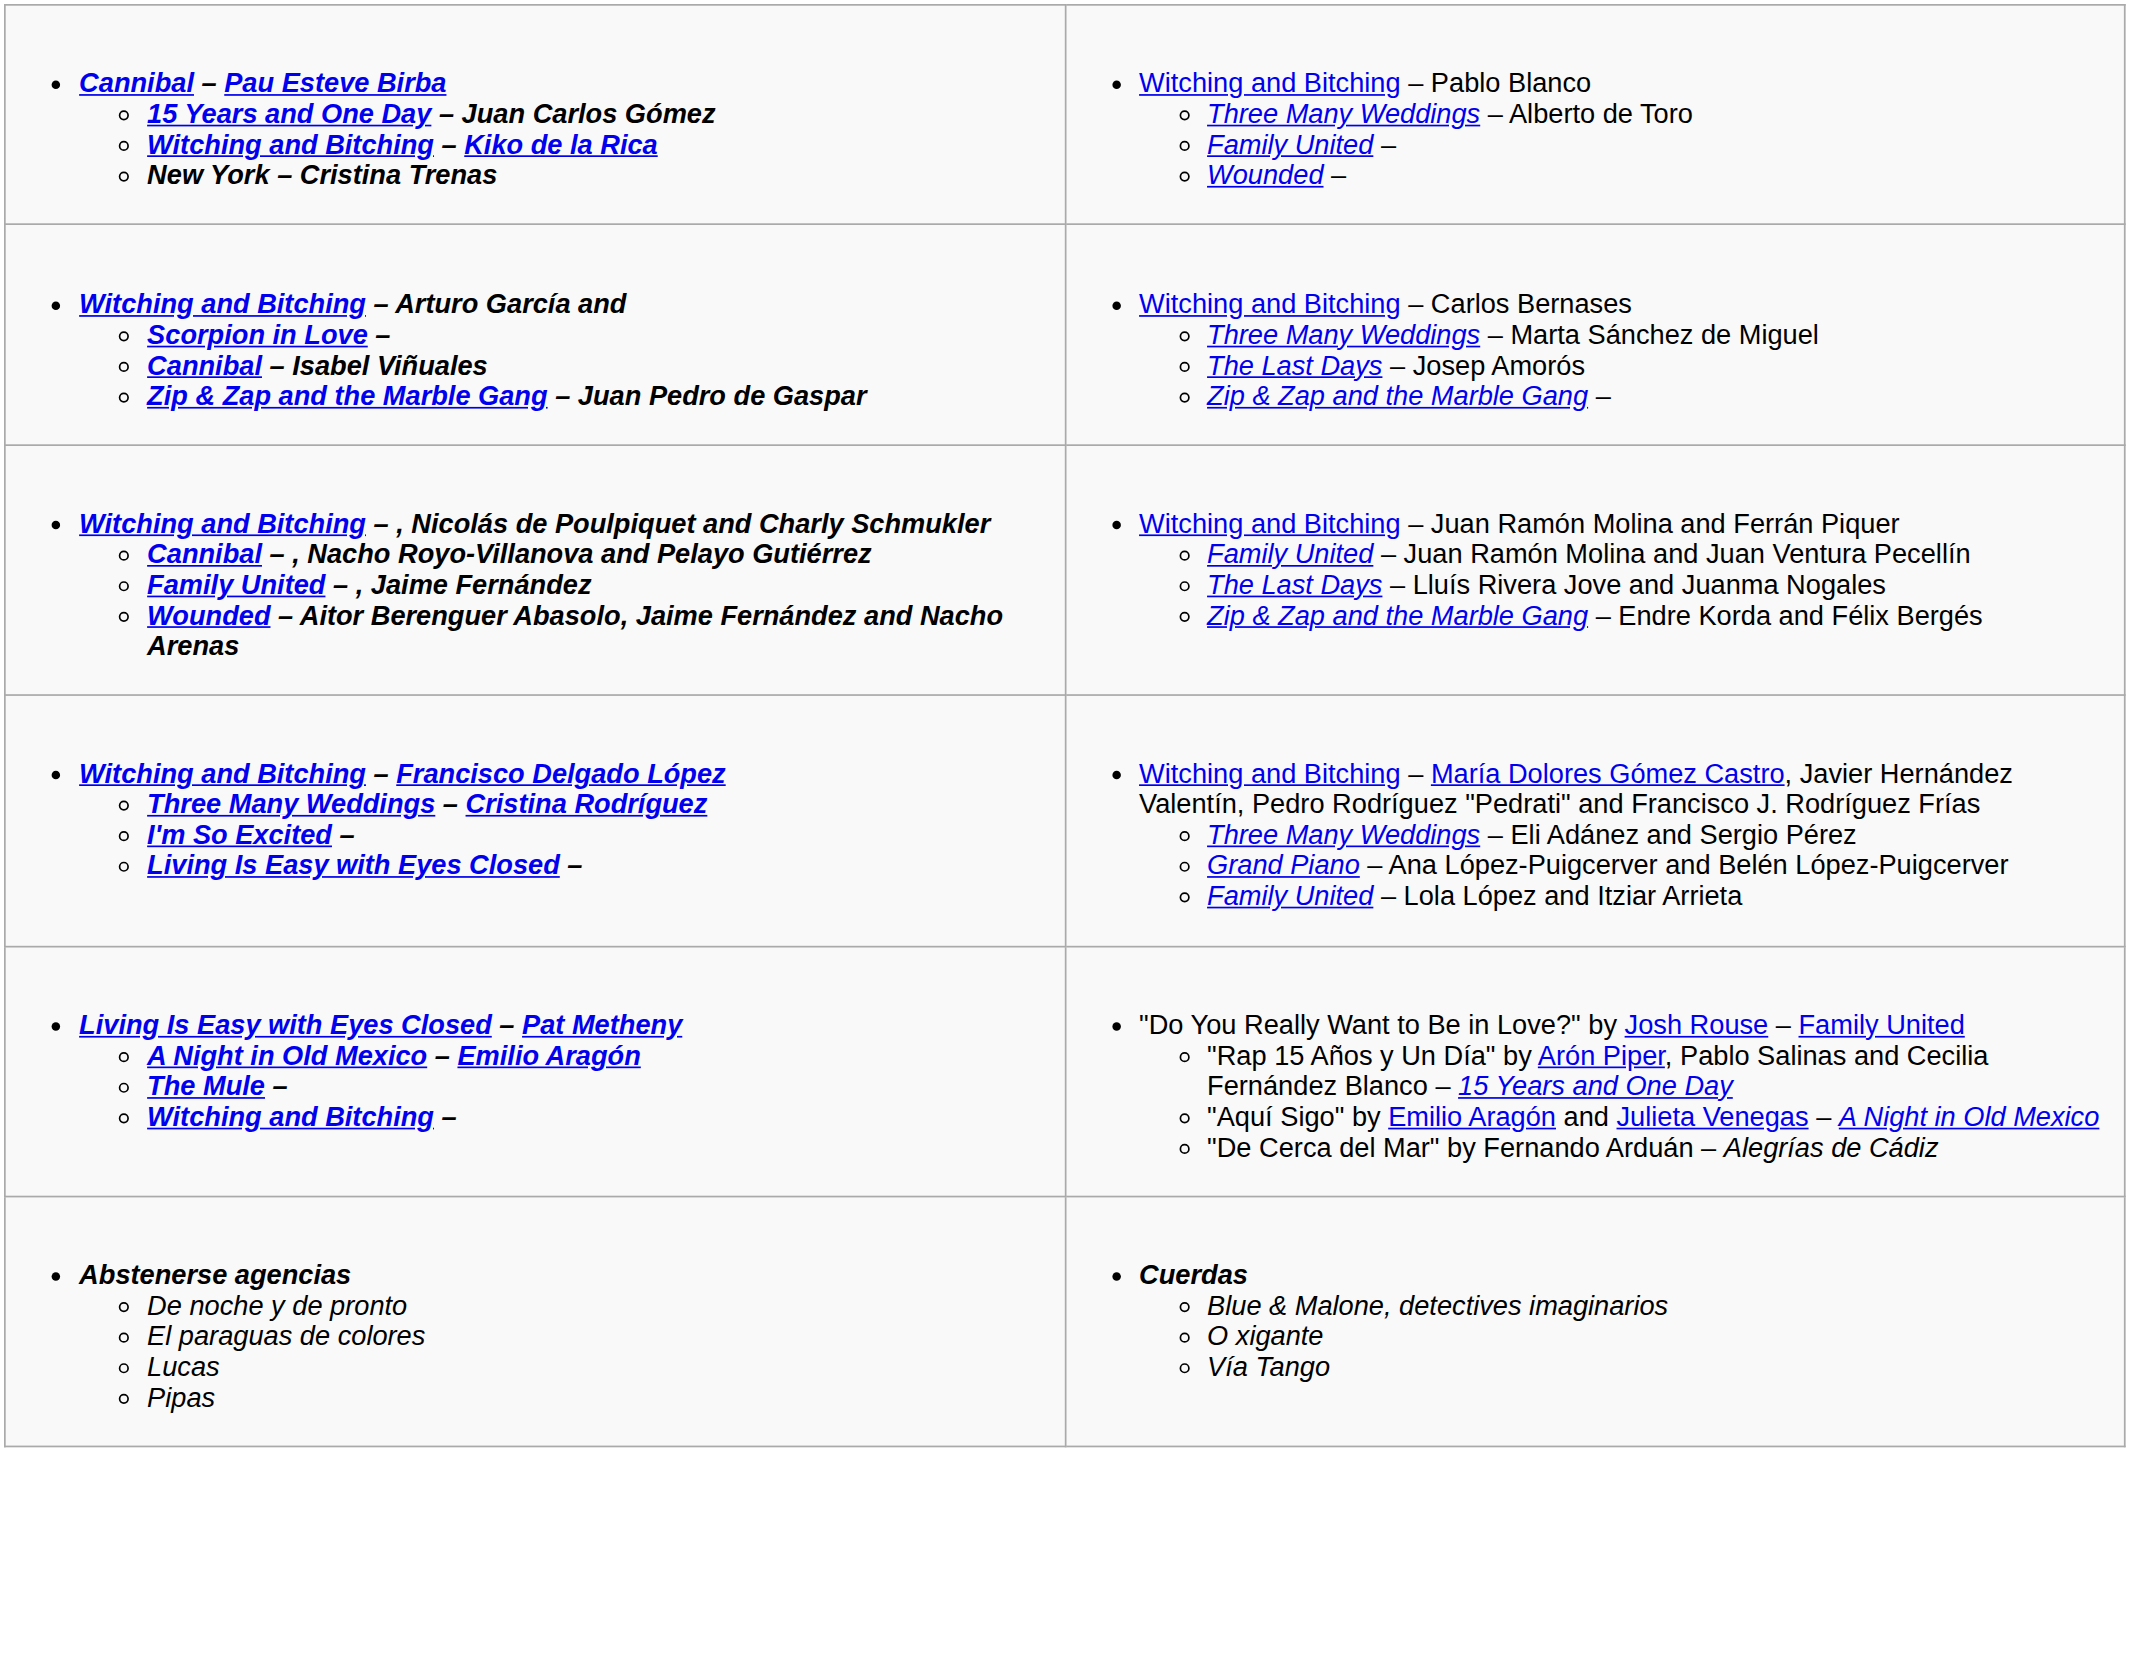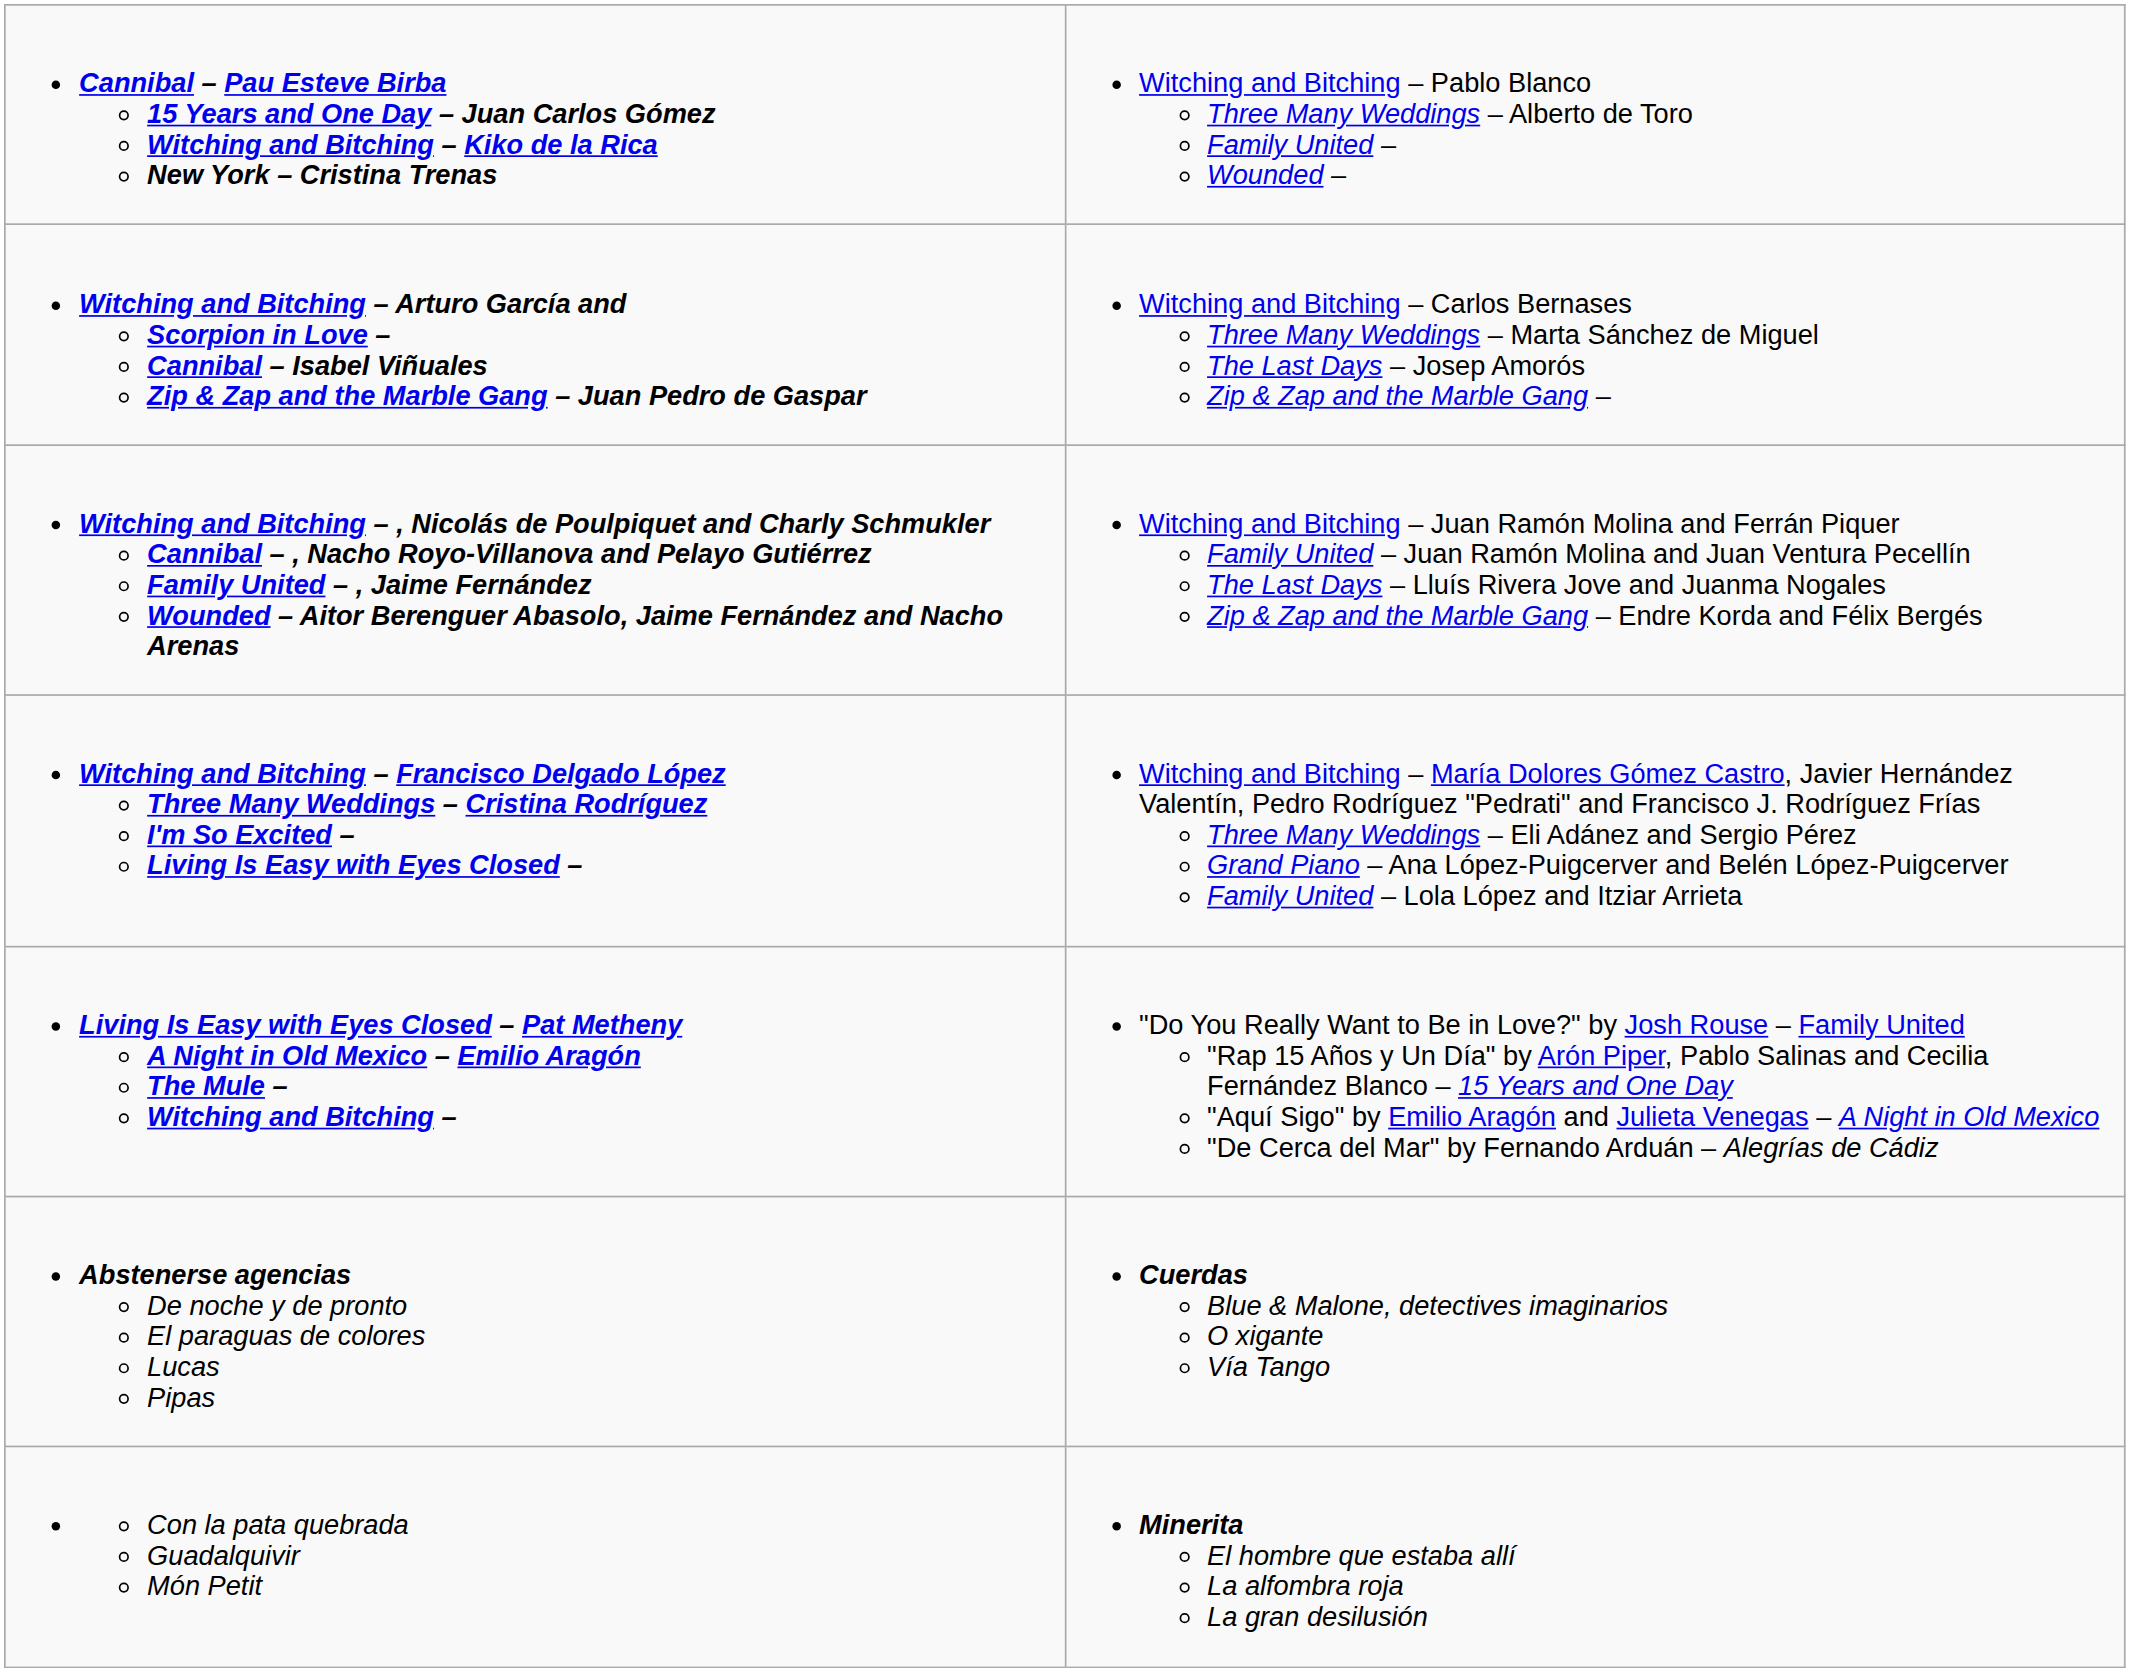+ row: (535, 1557)
